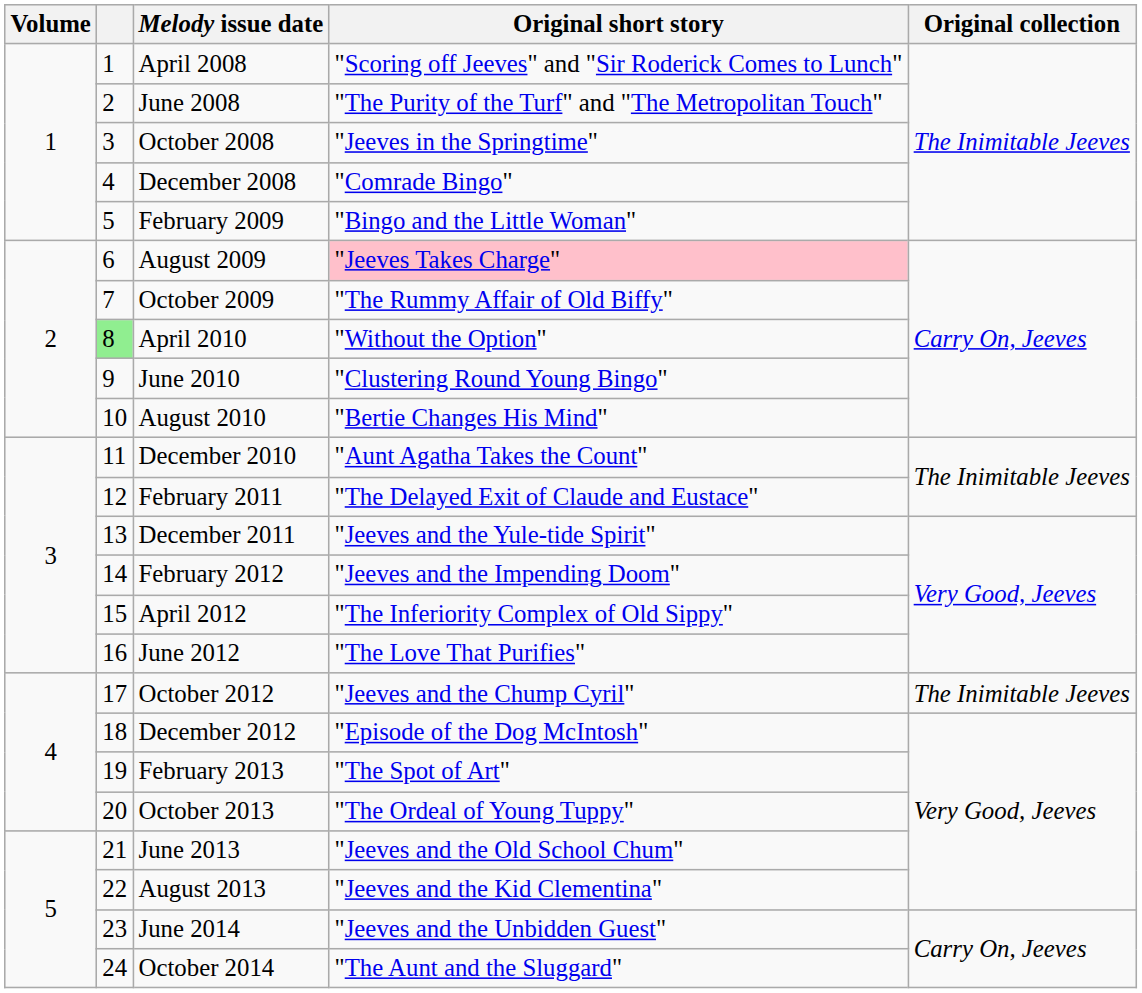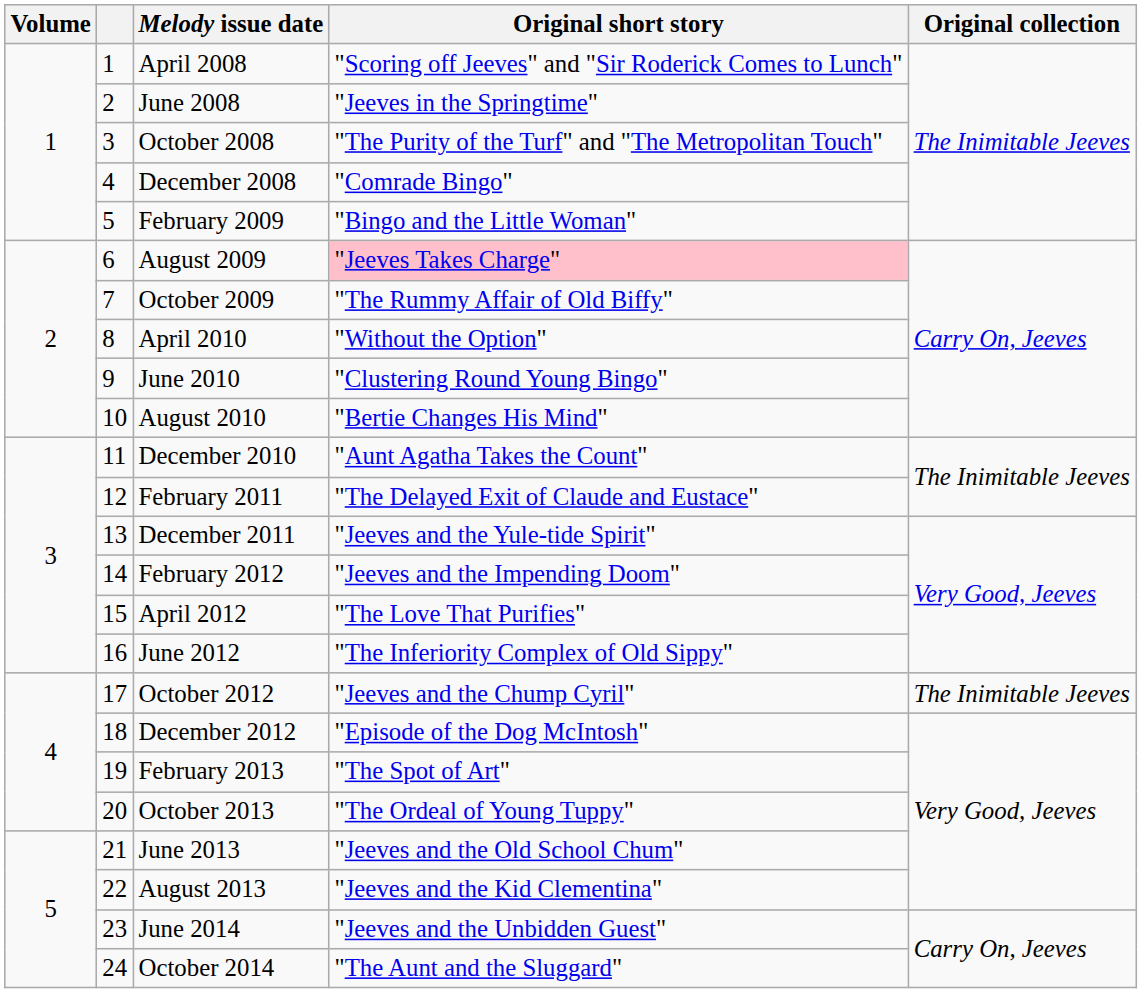(609, 102) "The Purity of the Turf" and "The Metropolitan Touch" -> (466, 102) "Jeeves in the Springtime"
(466, 142) "Jeeves in the Springtime" -> (609, 142) "The Purity of the Turf" and "The Metropolitan Touch"
(109, 338) lightgreen background -> (109, 338) no background
(534, 614) "The Inferiority Complex of Old Sippy" -> (460, 614) "The Love That Purifies"
(460, 653) "The Love That Purifies" -> (534, 653) "The Inferiority Complex of Old Sippy"
